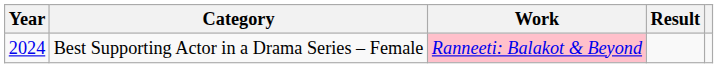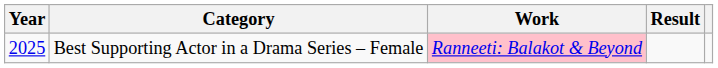(27, 47) 2024 -> (27, 47) 2025
